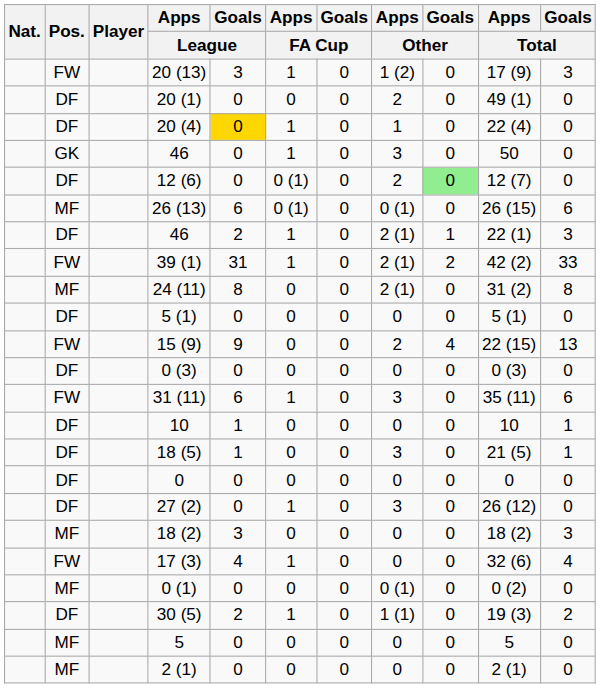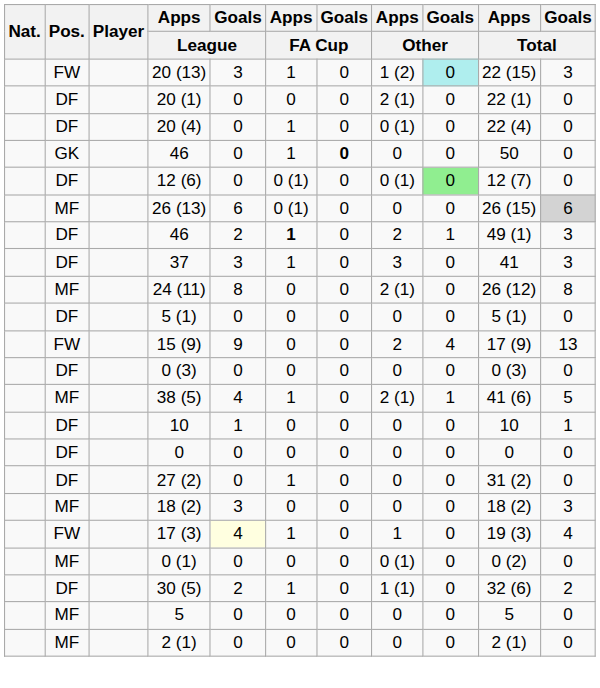(450, 72) no background -> (450, 72) paleturquoise background
(509, 72) 17 (9) -> (509, 72) 22 (15)
(397, 99) 2 -> (397, 99) 2 (1)
(509, 99) 49 (1) -> (509, 99) 22 (1)
(238, 126) gold background -> (238, 126) no background
(397, 126) 1 -> (397, 126) 0 (1)
(344, 153) normal -> (344, 153) bold
(397, 153) 3 -> (397, 153) 0
(397, 180) 2 -> (397, 180) 0 (1)
(397, 208) 0 (1) -> (397, 208) 0
(568, 208) no background -> (568, 208) lightgrey background
(291, 235) normal -> (291, 235) bold
(397, 235) 2 (1) -> (397, 235) 2
(509, 235) 22 (1) -> (509, 235) 49 (1)
+ row: (67, 262)
- row: (67, 262)
(509, 289) 31 (2) -> (509, 289) 26 (12)
(509, 343) 22 (15) -> (509, 343) 17 (9)
- row: (67, 398)
+ row: (67, 398)
- row: (67, 452)
(397, 506) 3 -> (397, 479) 0
(509, 506) 26 (12) -> (509, 479) 31 (2)
(238, 561) no background -> (238, 533) lightyellow background
(397, 561) 0 -> (397, 533) 1
(509, 561) 32 (6) -> (509, 533) 19 (3)
(509, 615) 19 (3) -> (509, 588) 32 (6)
